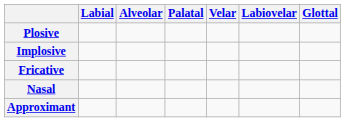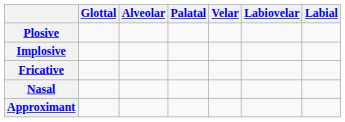columns swapped: (97, 13) <-> (320, 13)
